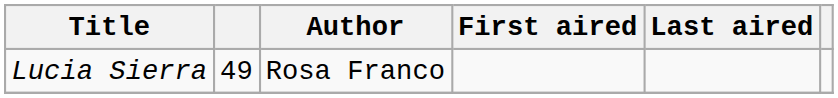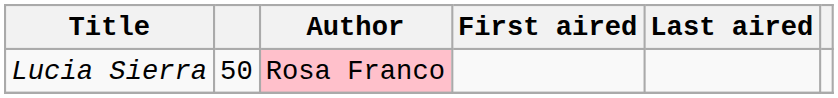(236, 71) 49 -> (236, 71) 50
(355, 71) no background -> (355, 71) pink background
